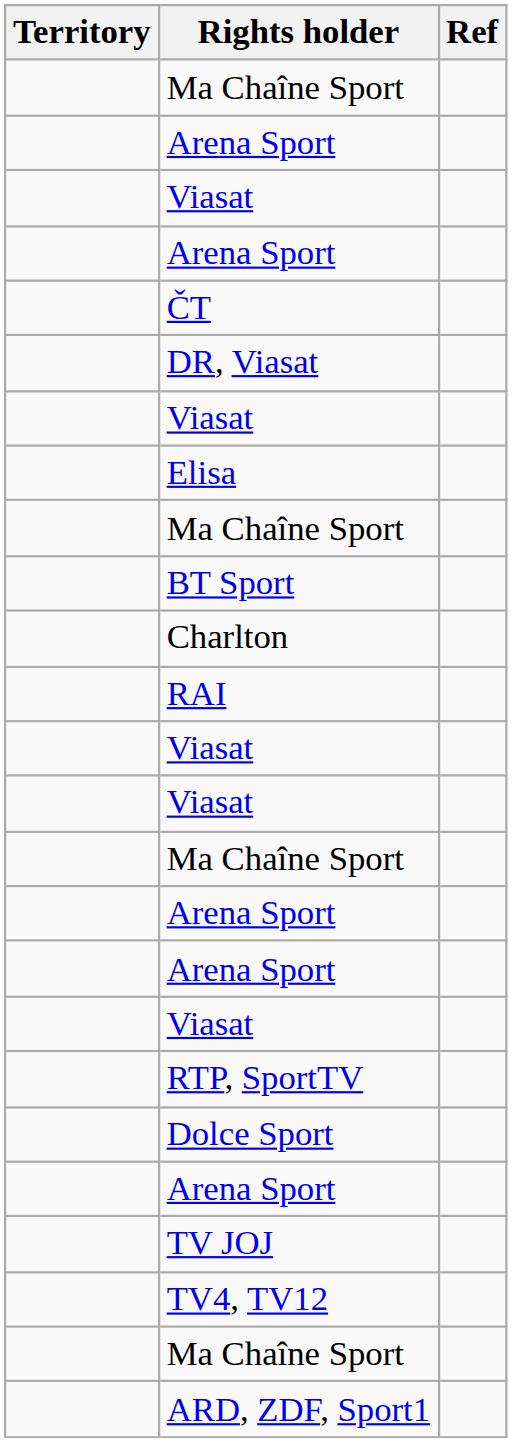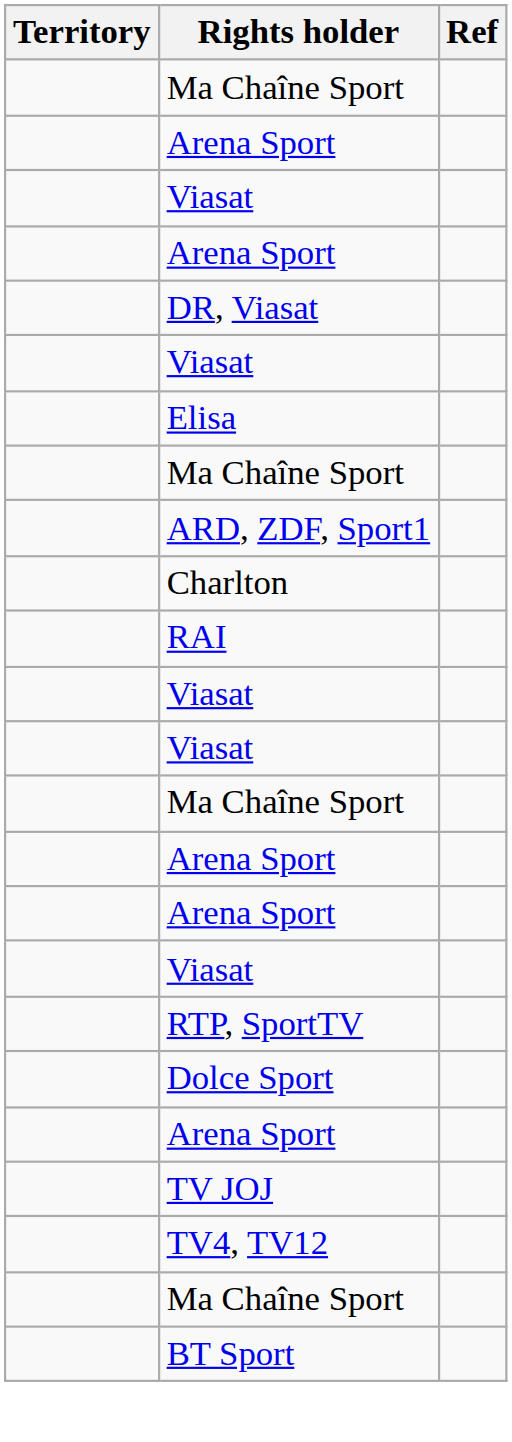- row: (82, 308)
rows swapped: (82, 1409) <-> (82, 583)
